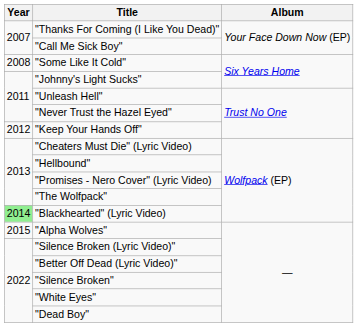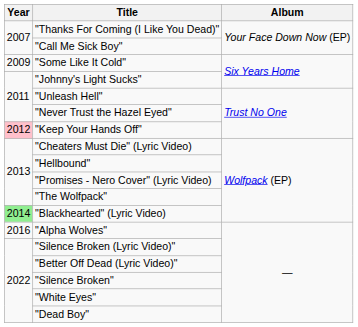(19, 63) 2008 -> (19, 63) 2009
(19, 130) no background -> (19, 130) pink background
(19, 230) 2015 -> (19, 230) 2016
